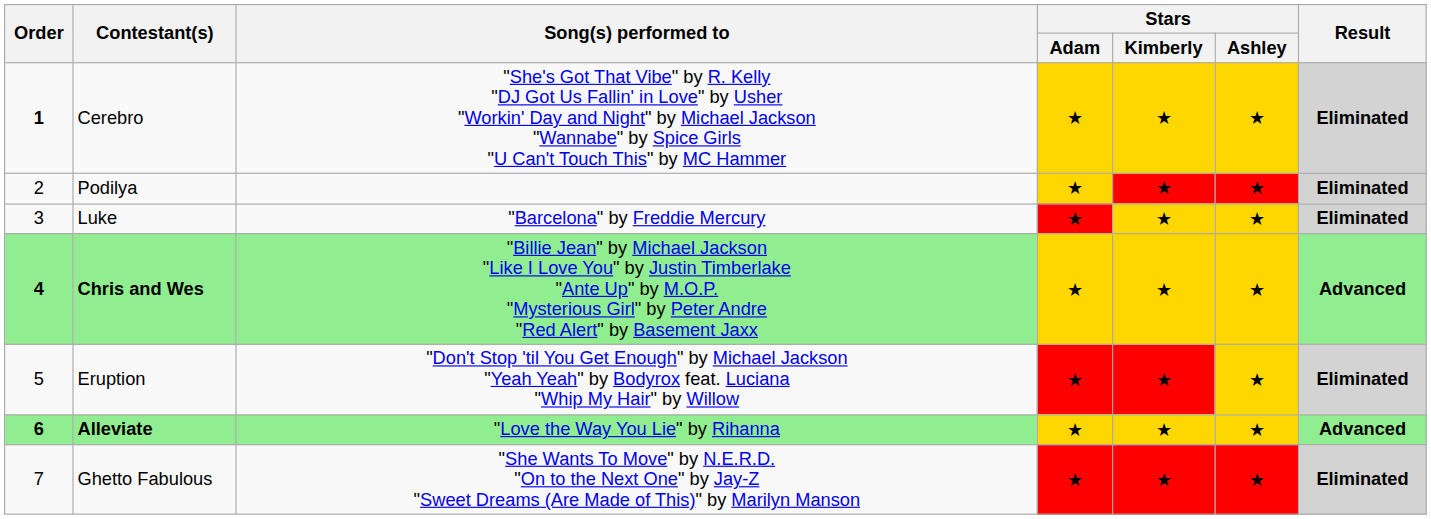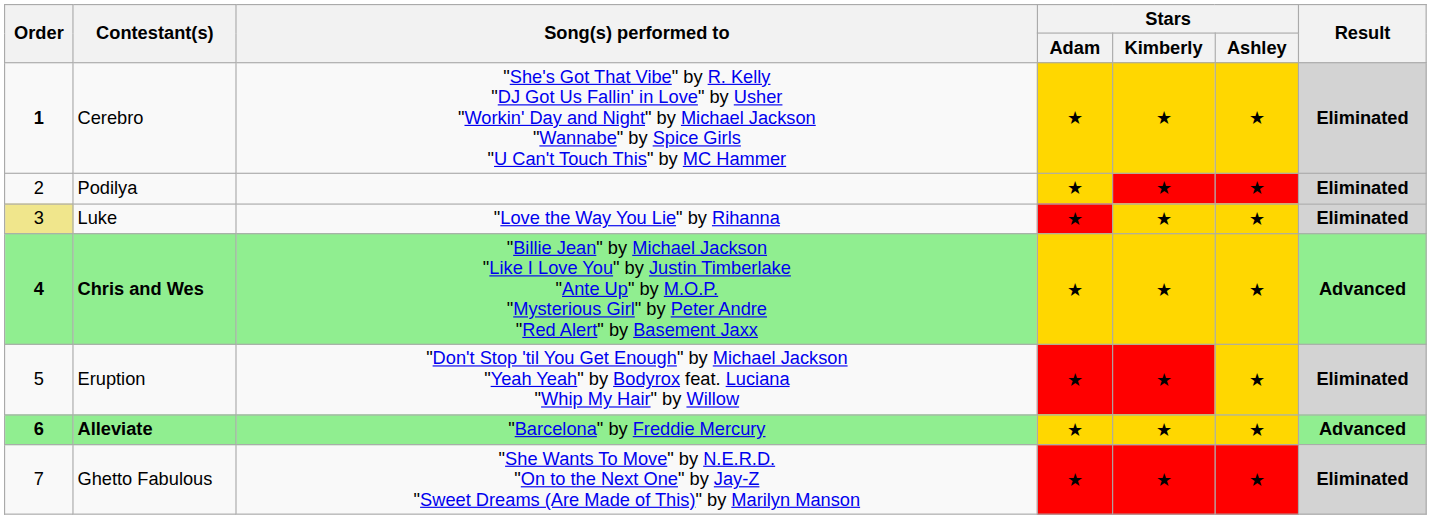(39, 218) no background -> (39, 218) khaki background
(637, 218) "Barcelona" by Freddie Mercury -> (637, 218) "Love the Way You Lie" by Rihanna
(637, 429) "Love the Way You Lie" by Rihanna -> (637, 429) "Barcelona" by Freddie Mercury
